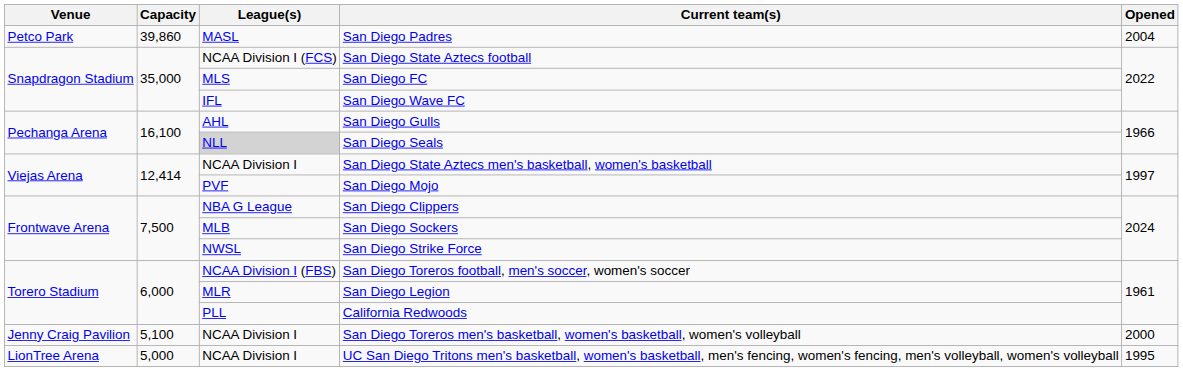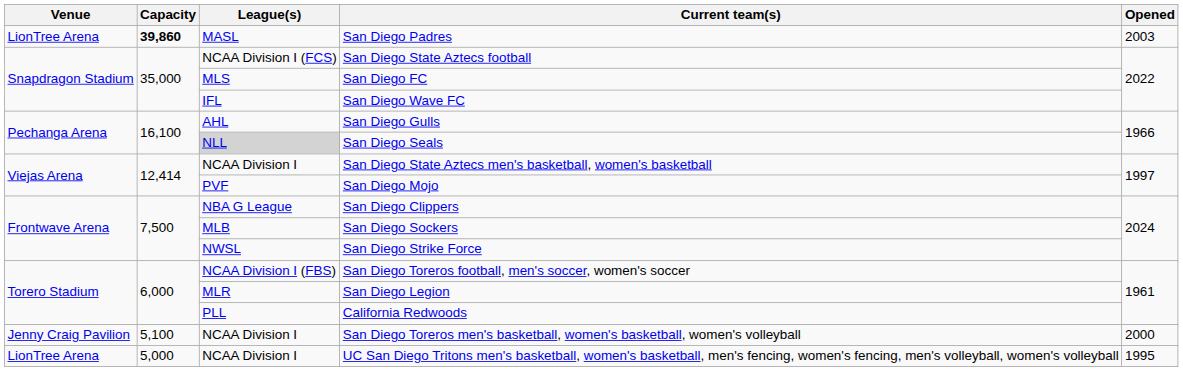(40, 36) Petco Park -> (53, 36) LionTree Arena
(161, 36) normal -> (161, 36) bold
(1140, 36) 2004 -> (1140, 36) 2003
